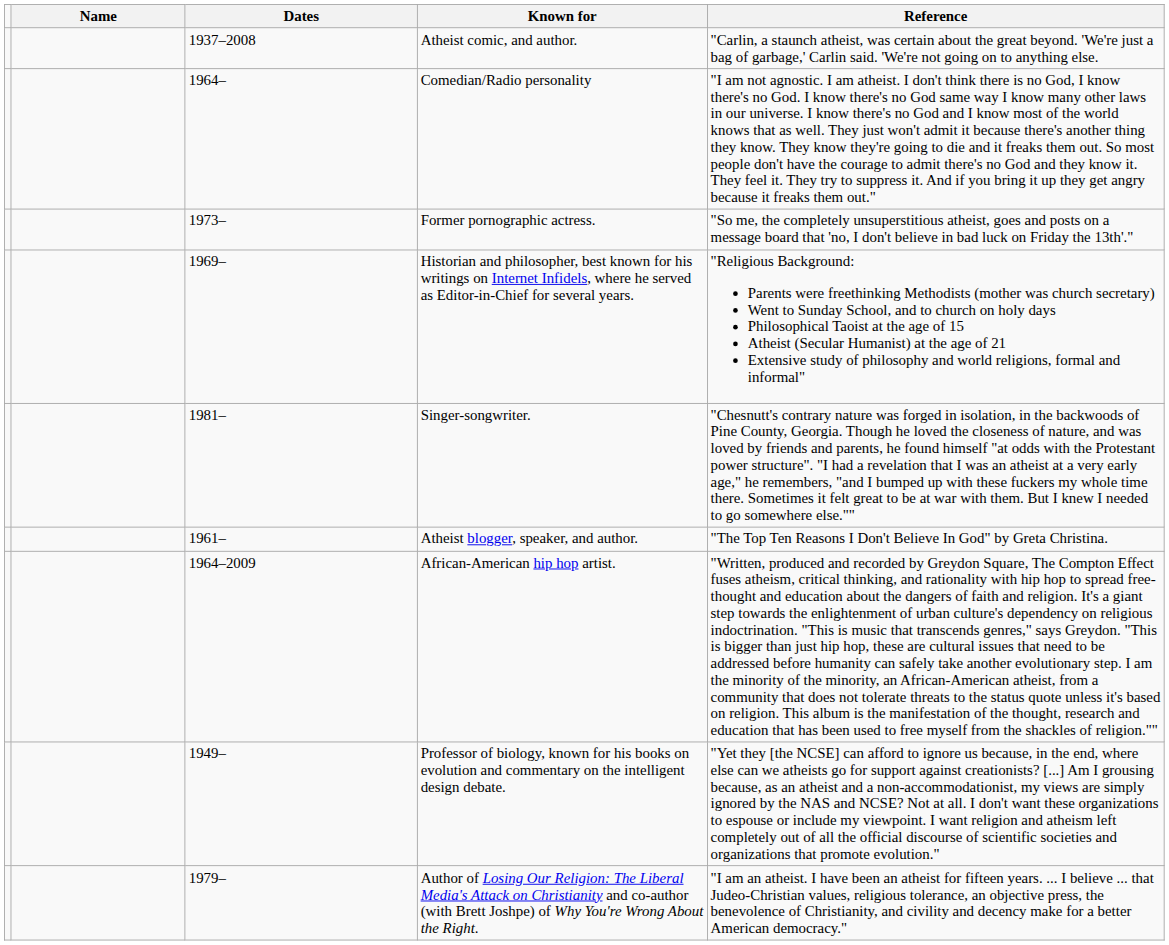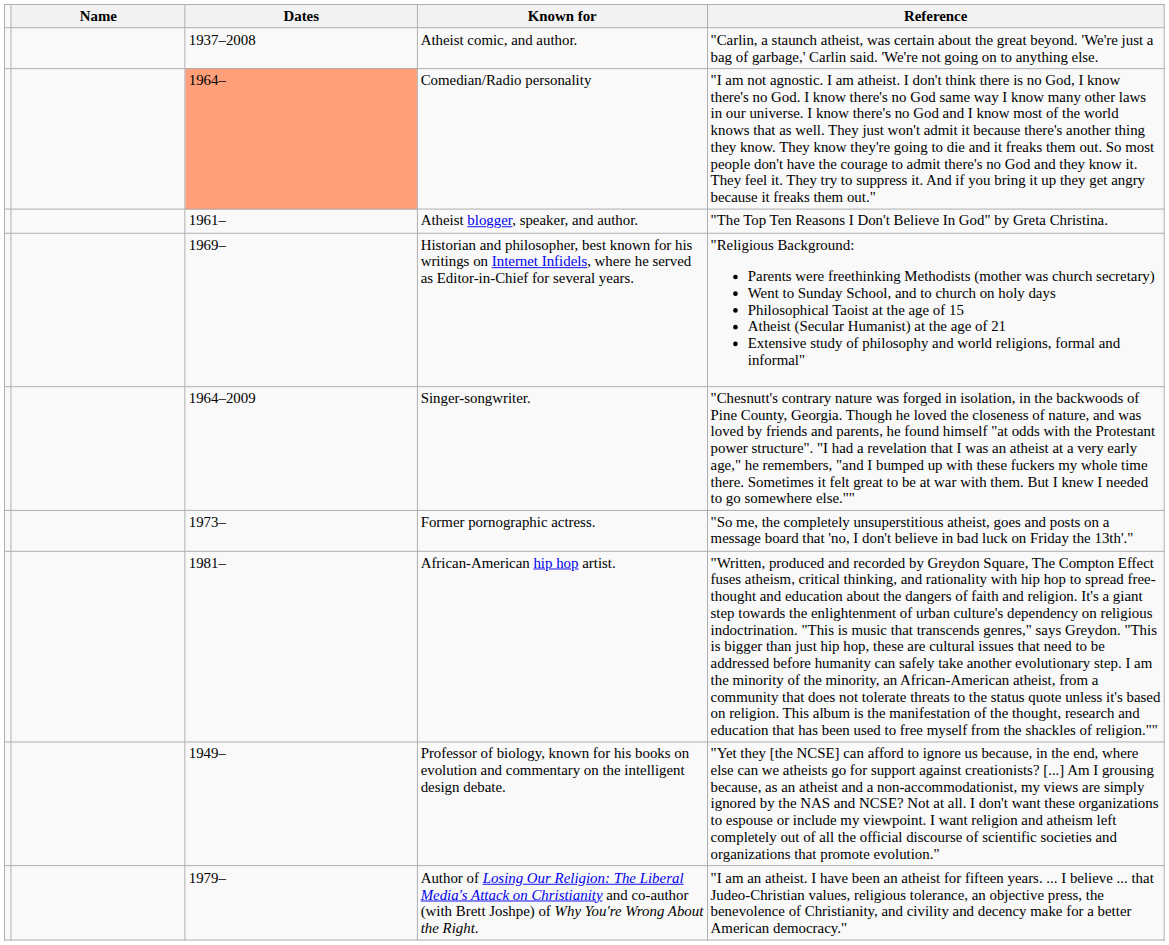(207, 80) no background -> (207, 80) lightsalmon background
rows swapped: (508, 221) <-> (529, 539)
(207, 415) 1981– -> (222, 398) 1964–2009
(222, 562) 1964–2009 -> (207, 562) 1981–
